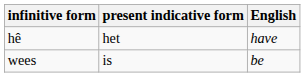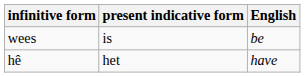rows swapped: (14, 38) <-> (22, 60)
